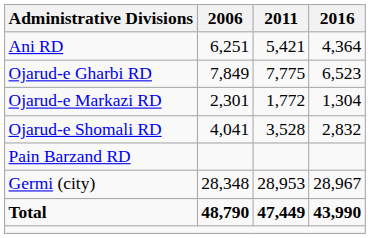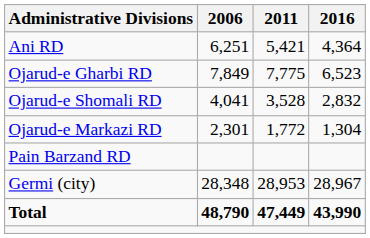rows swapped: (85, 101) <-> (85, 128)
